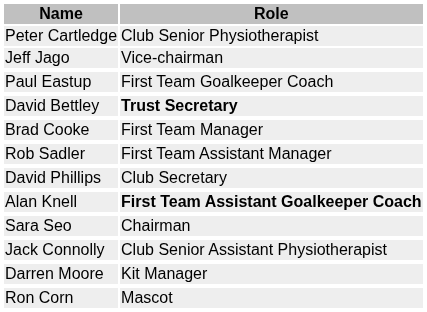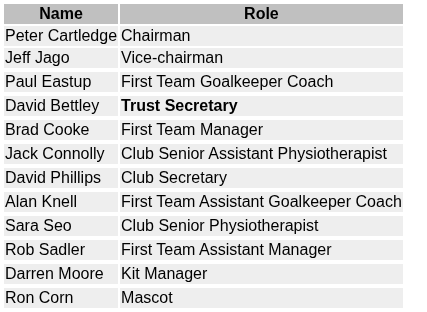(220, 36) Club Senior Physiotherapist -> (156, 36) Chairman
rows swapped: (45, 154) <-> (55, 250)
(271, 202) bold -> (261, 202) normal
(156, 226) Chairman -> (220, 226) Club Senior Physiotherapist
